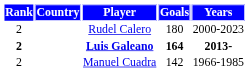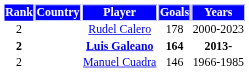(175, 29) 180 -> (175, 29) 178
(175, 62) 142 -> (175, 62) 146
